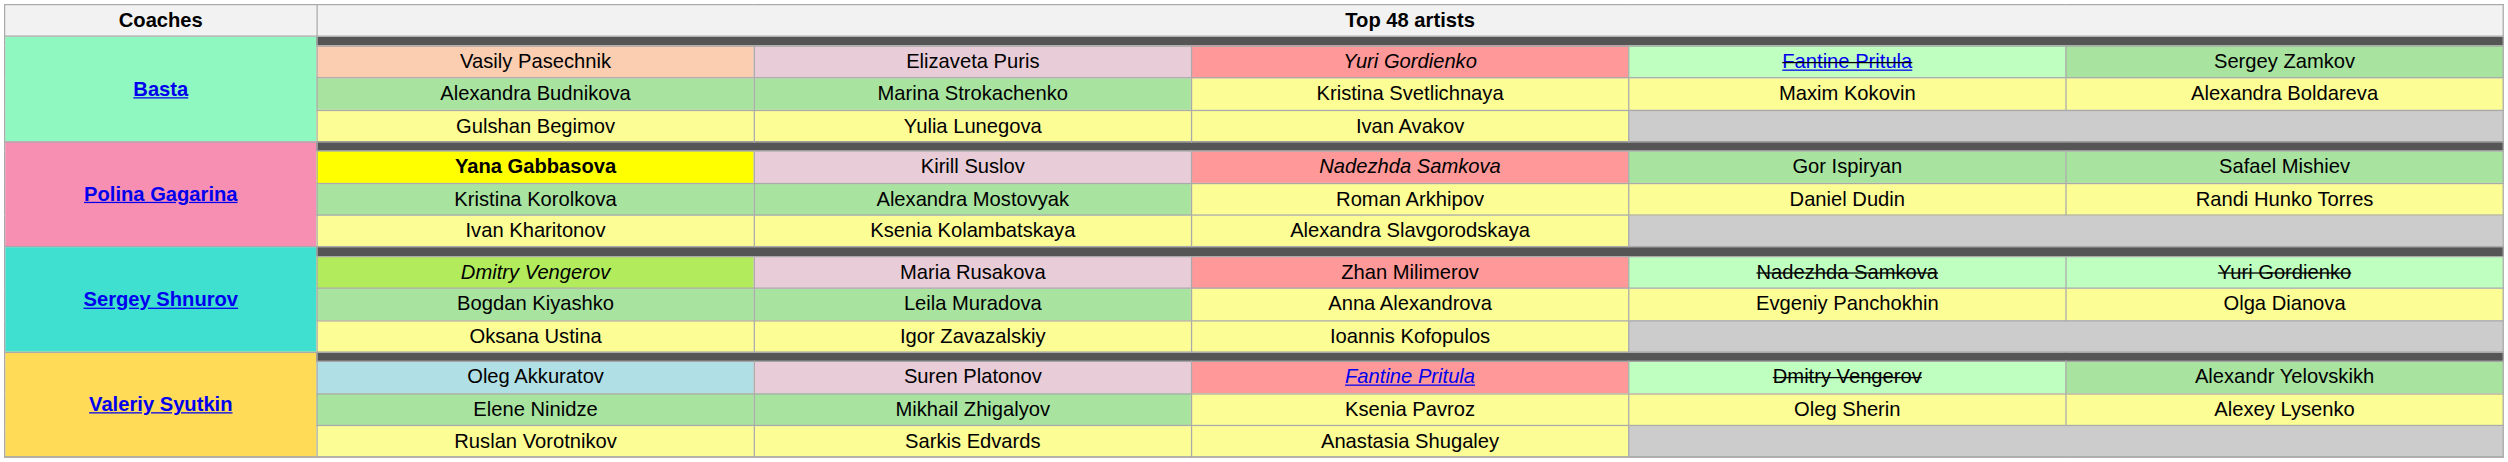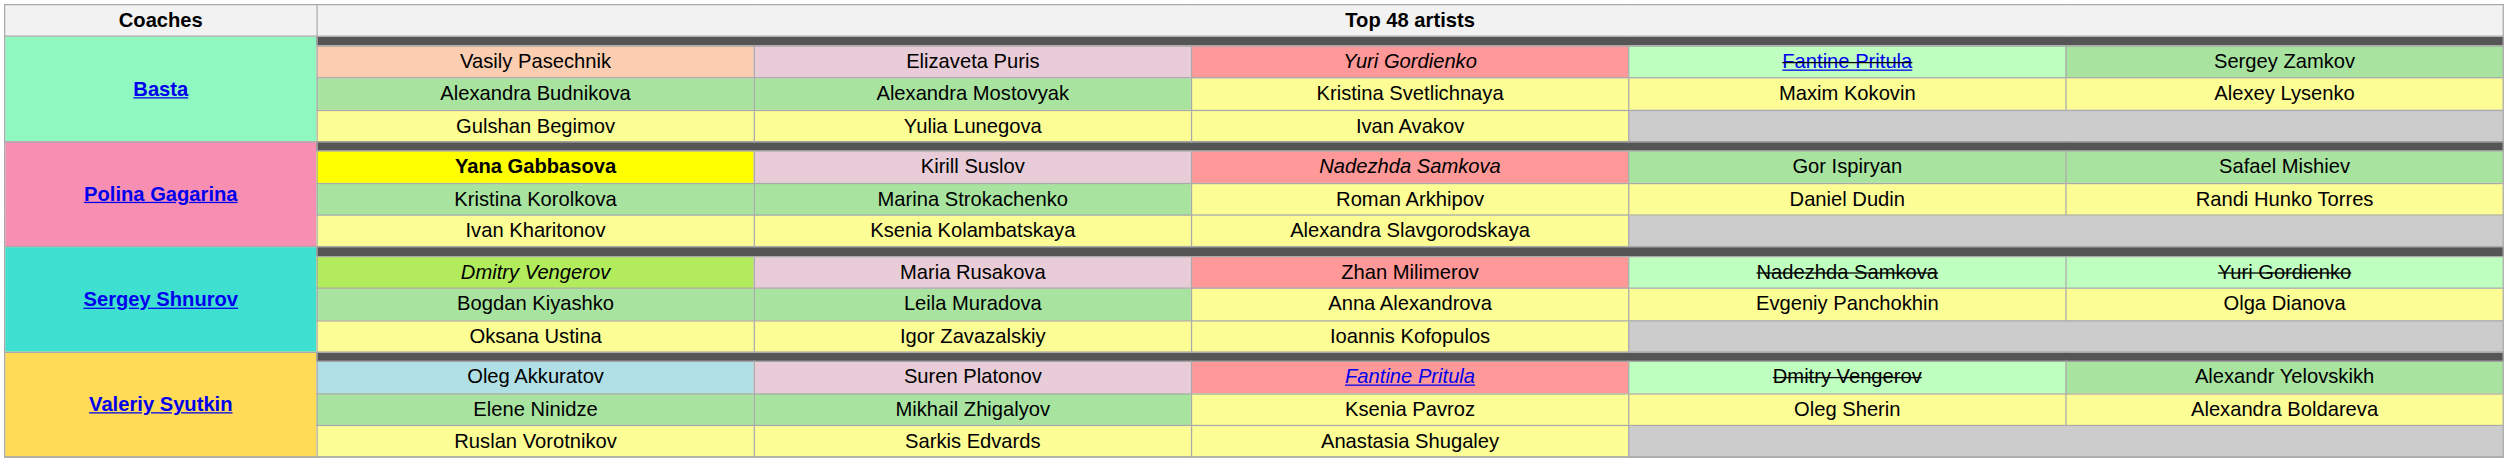(973, 93) Marina Strokachenko -> (973, 93) Alexandra Mostovyak
(2285, 93) Alexandra Boldareva -> (2285, 93) Alexey Lysenko
(973, 198) Alexandra Mostovyak -> (973, 198) Marina Strokachenko
(2285, 409) Alexey Lysenko -> (2285, 409) Alexandra Boldareva
